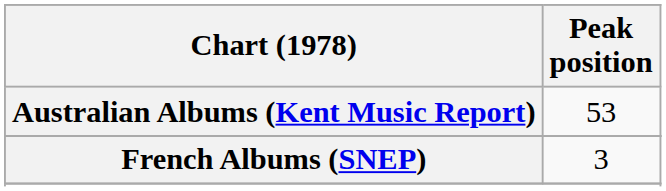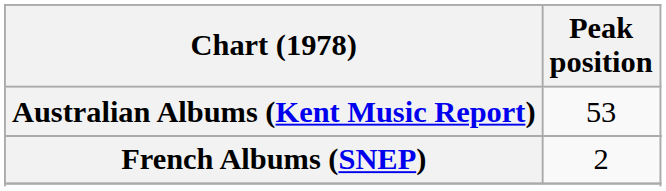(601, 159) 3 -> (601, 159) 2
